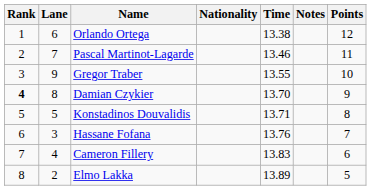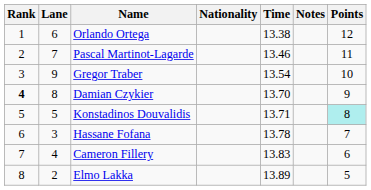(277, 74) 13.55 -> (277, 74) 13.54
(347, 114) no background -> (347, 114) paleturquoise background
(277, 135) 13.76 -> (277, 135) 13.78
